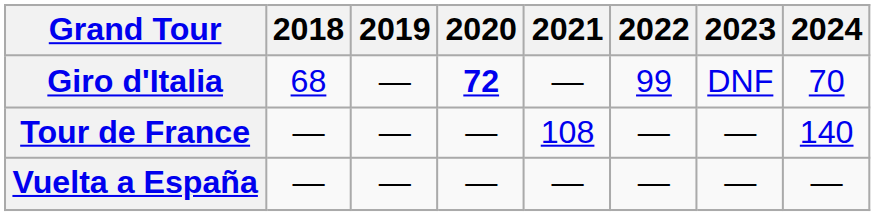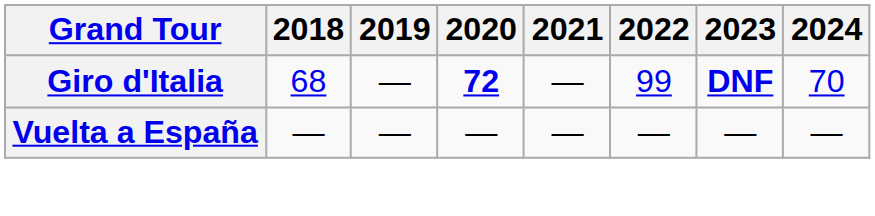(740, 81) normal -> (740, 81) bold
- row: (135, 132)
